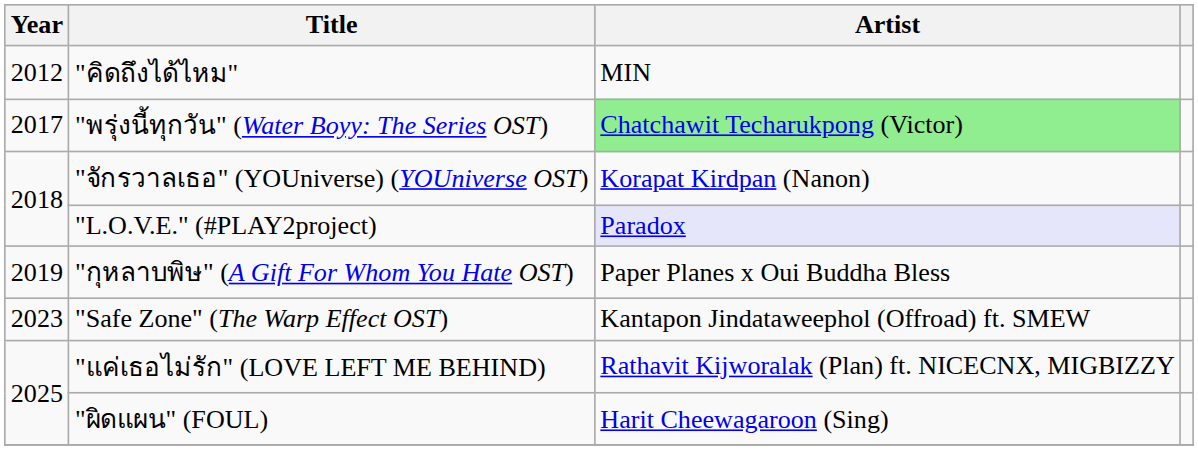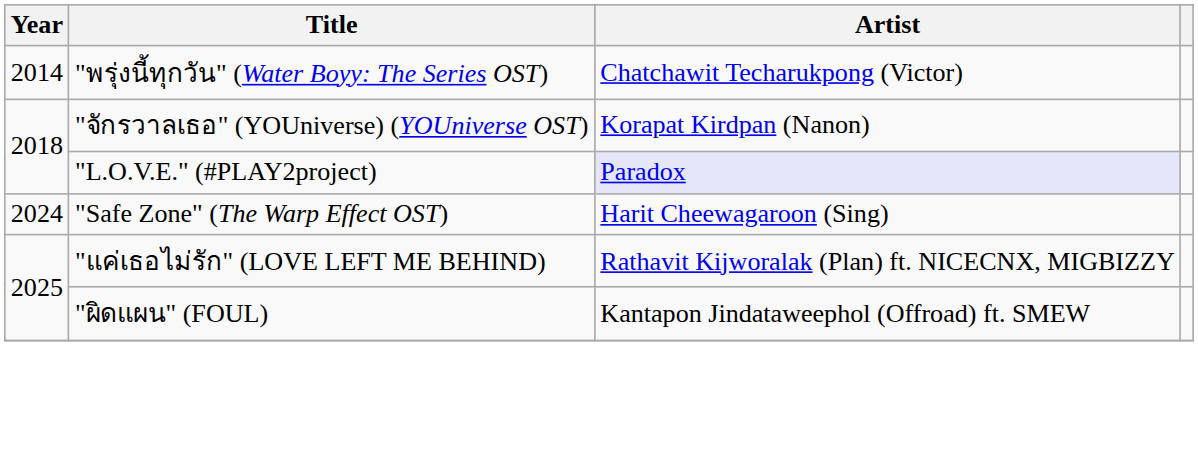- row: (157, 73)
(37, 125) 2017 -> (37, 72) 2014
(782, 125) lightgreen background -> (782, 72) no background
- row: (324, 272)
(37, 318) 2023 -> (37, 213) 2024
(845, 318) Kantapon Jindataweephol (Offroad) ft. SMEW -> (744, 213) Harit Cheewagaroon (Sing)
(744, 418) Harit Cheewagaroon (Sing) -> (845, 313) Kantapon Jindataweephol (Offroad) ft. SMEW
